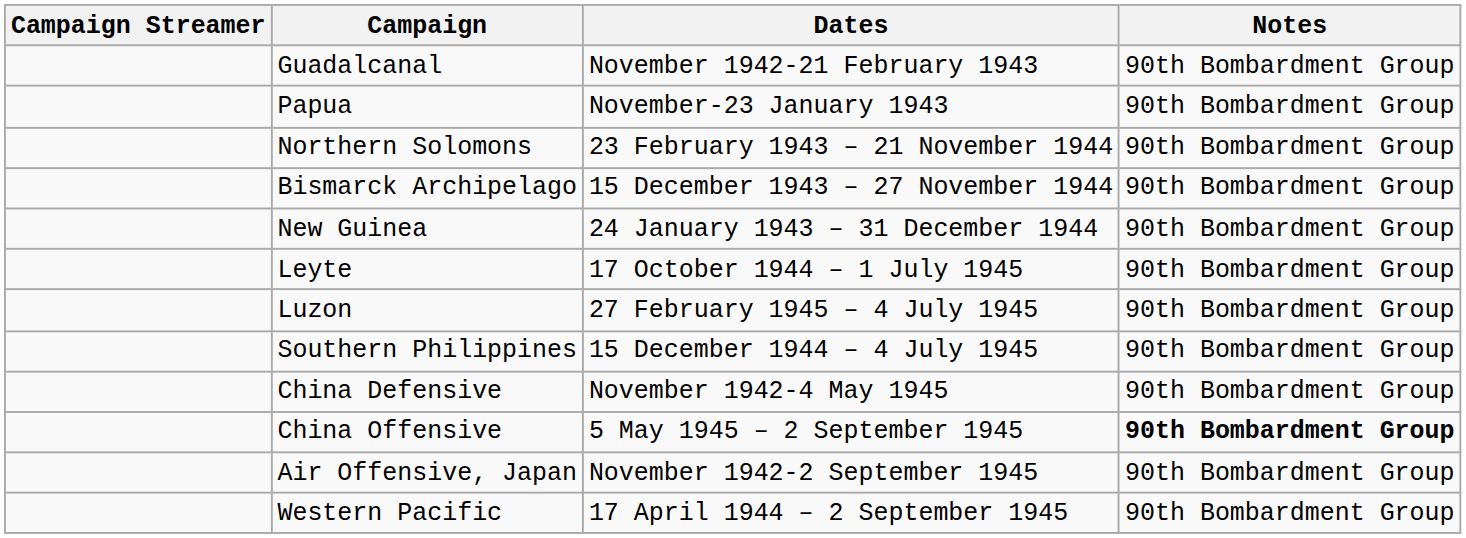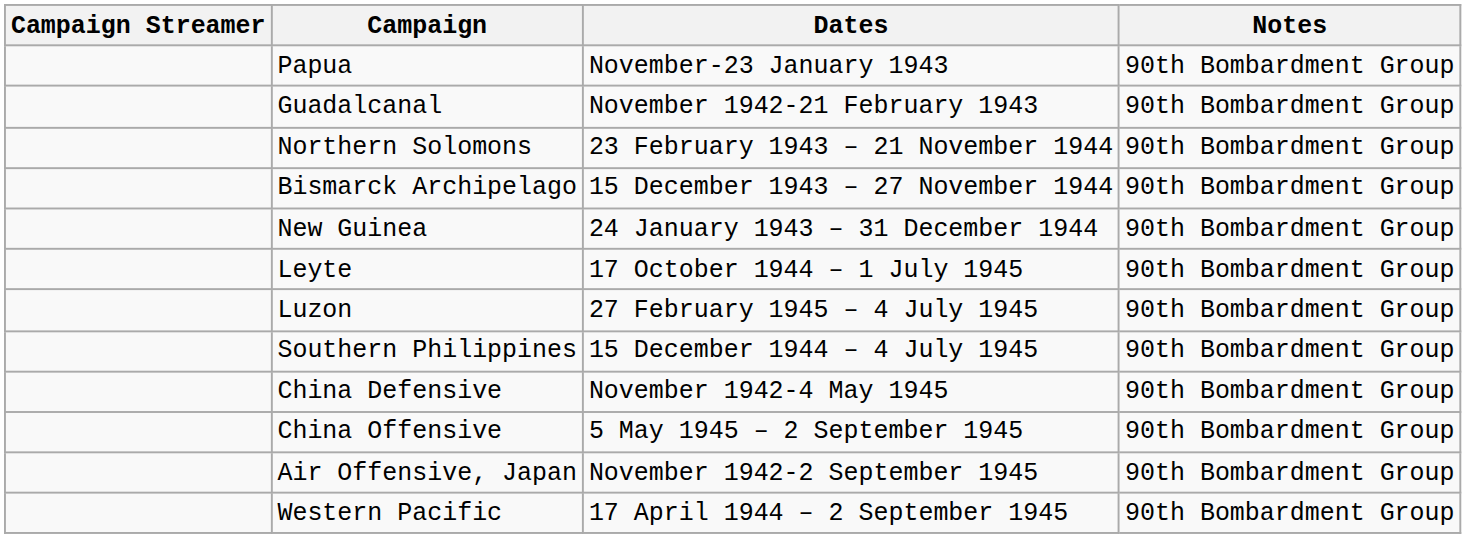rows swapped: (360, 66) <-> (315, 107)
(1290, 432) bold -> (1290, 432) normal
